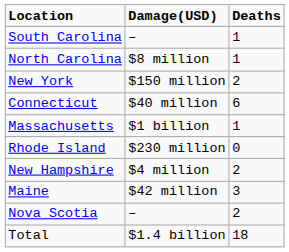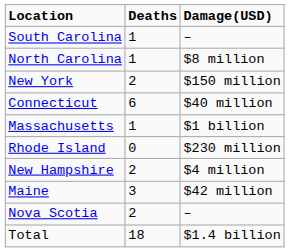columns swapped: (256, 16) <-> (173, 16)
